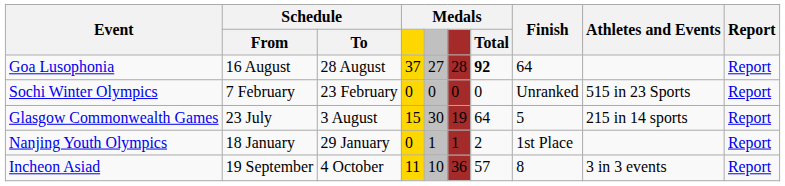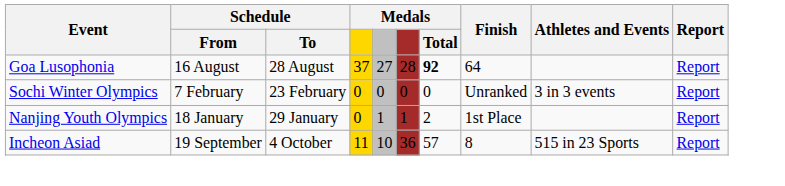(638, 92) 515 in 23 Sports -> (575, 92) 3 in 3 events
- row: (114, 117)
(626, 167) 3 in 3 events -> (587, 142) 515 in 23 Sports
